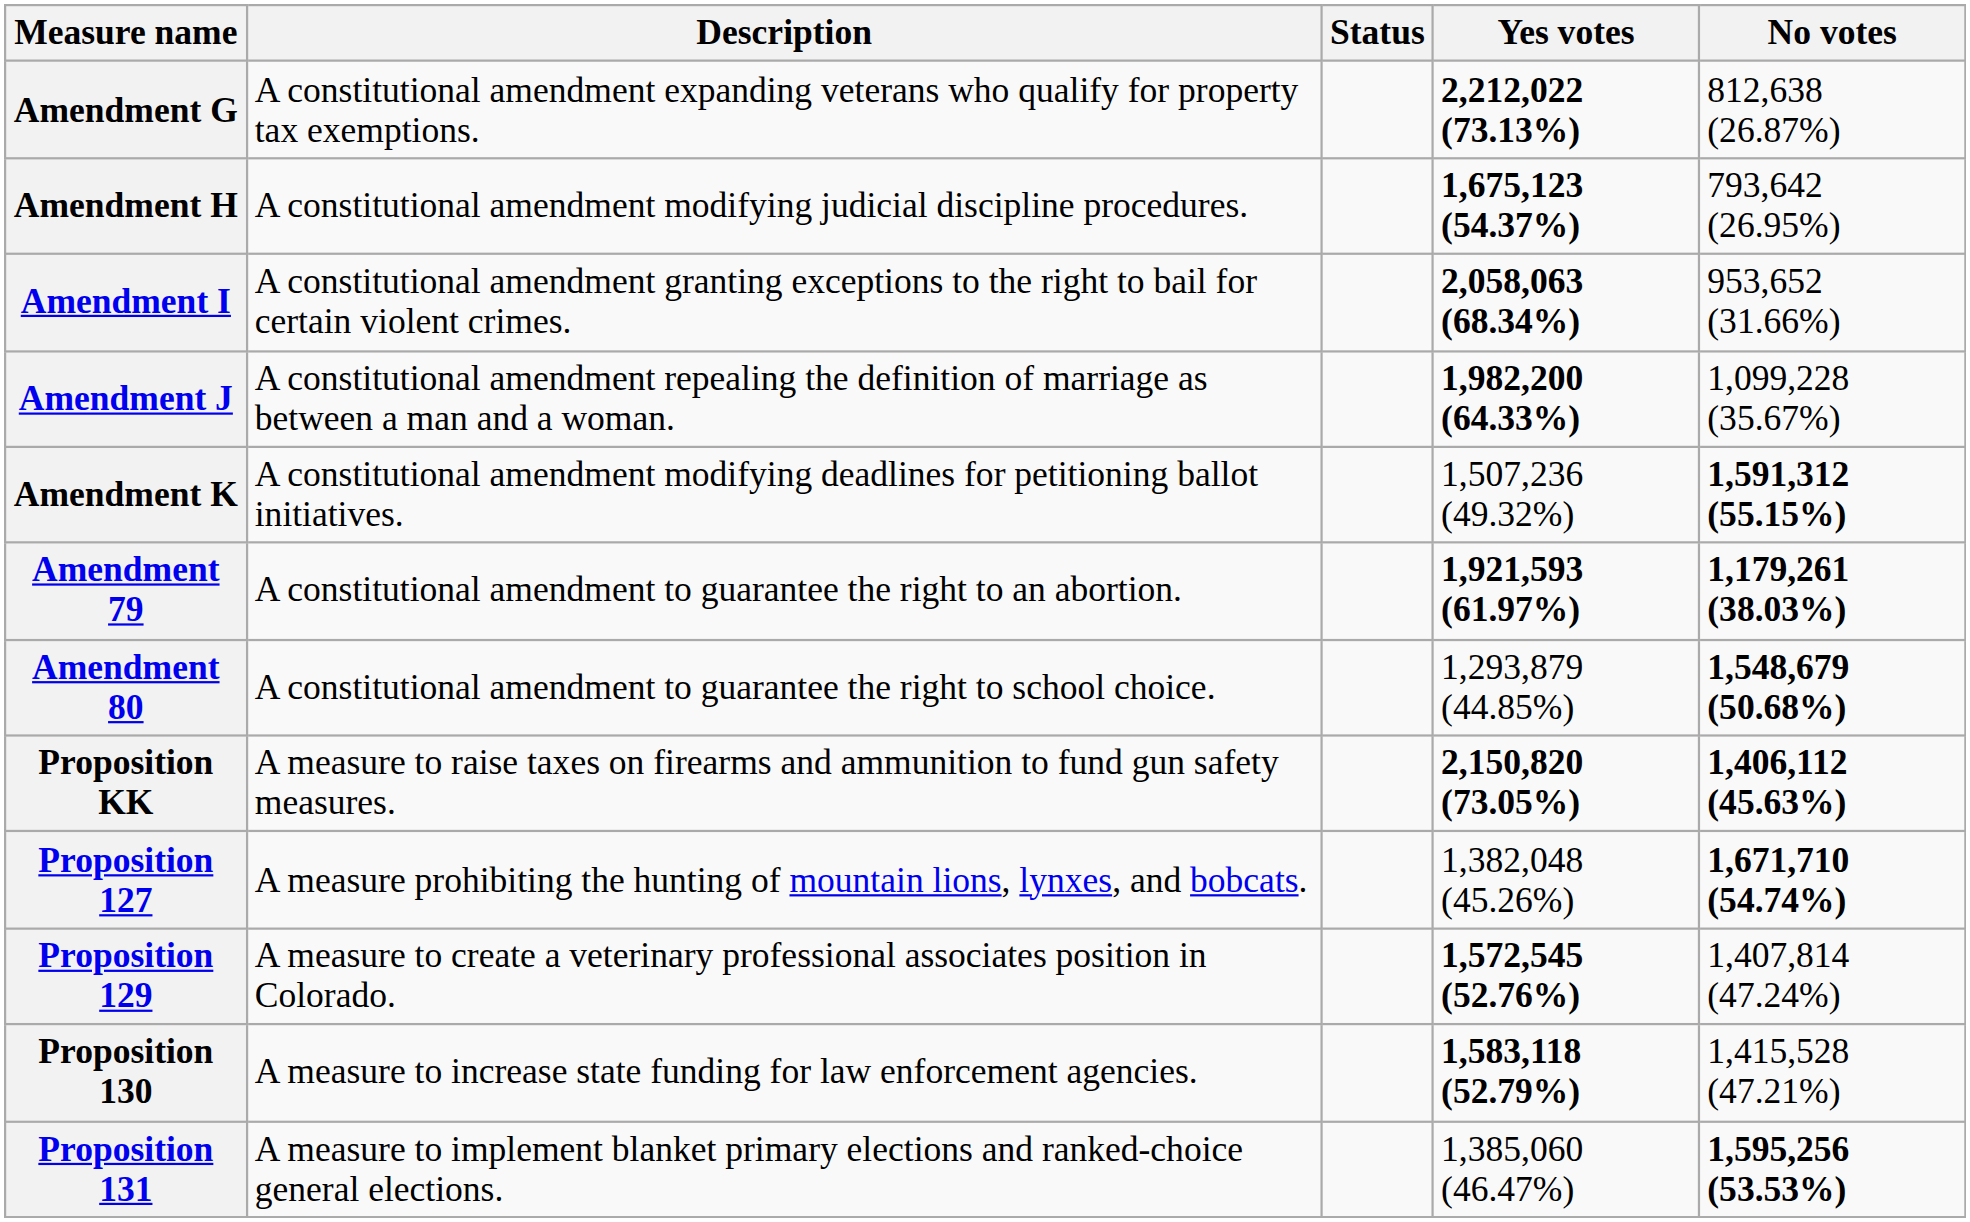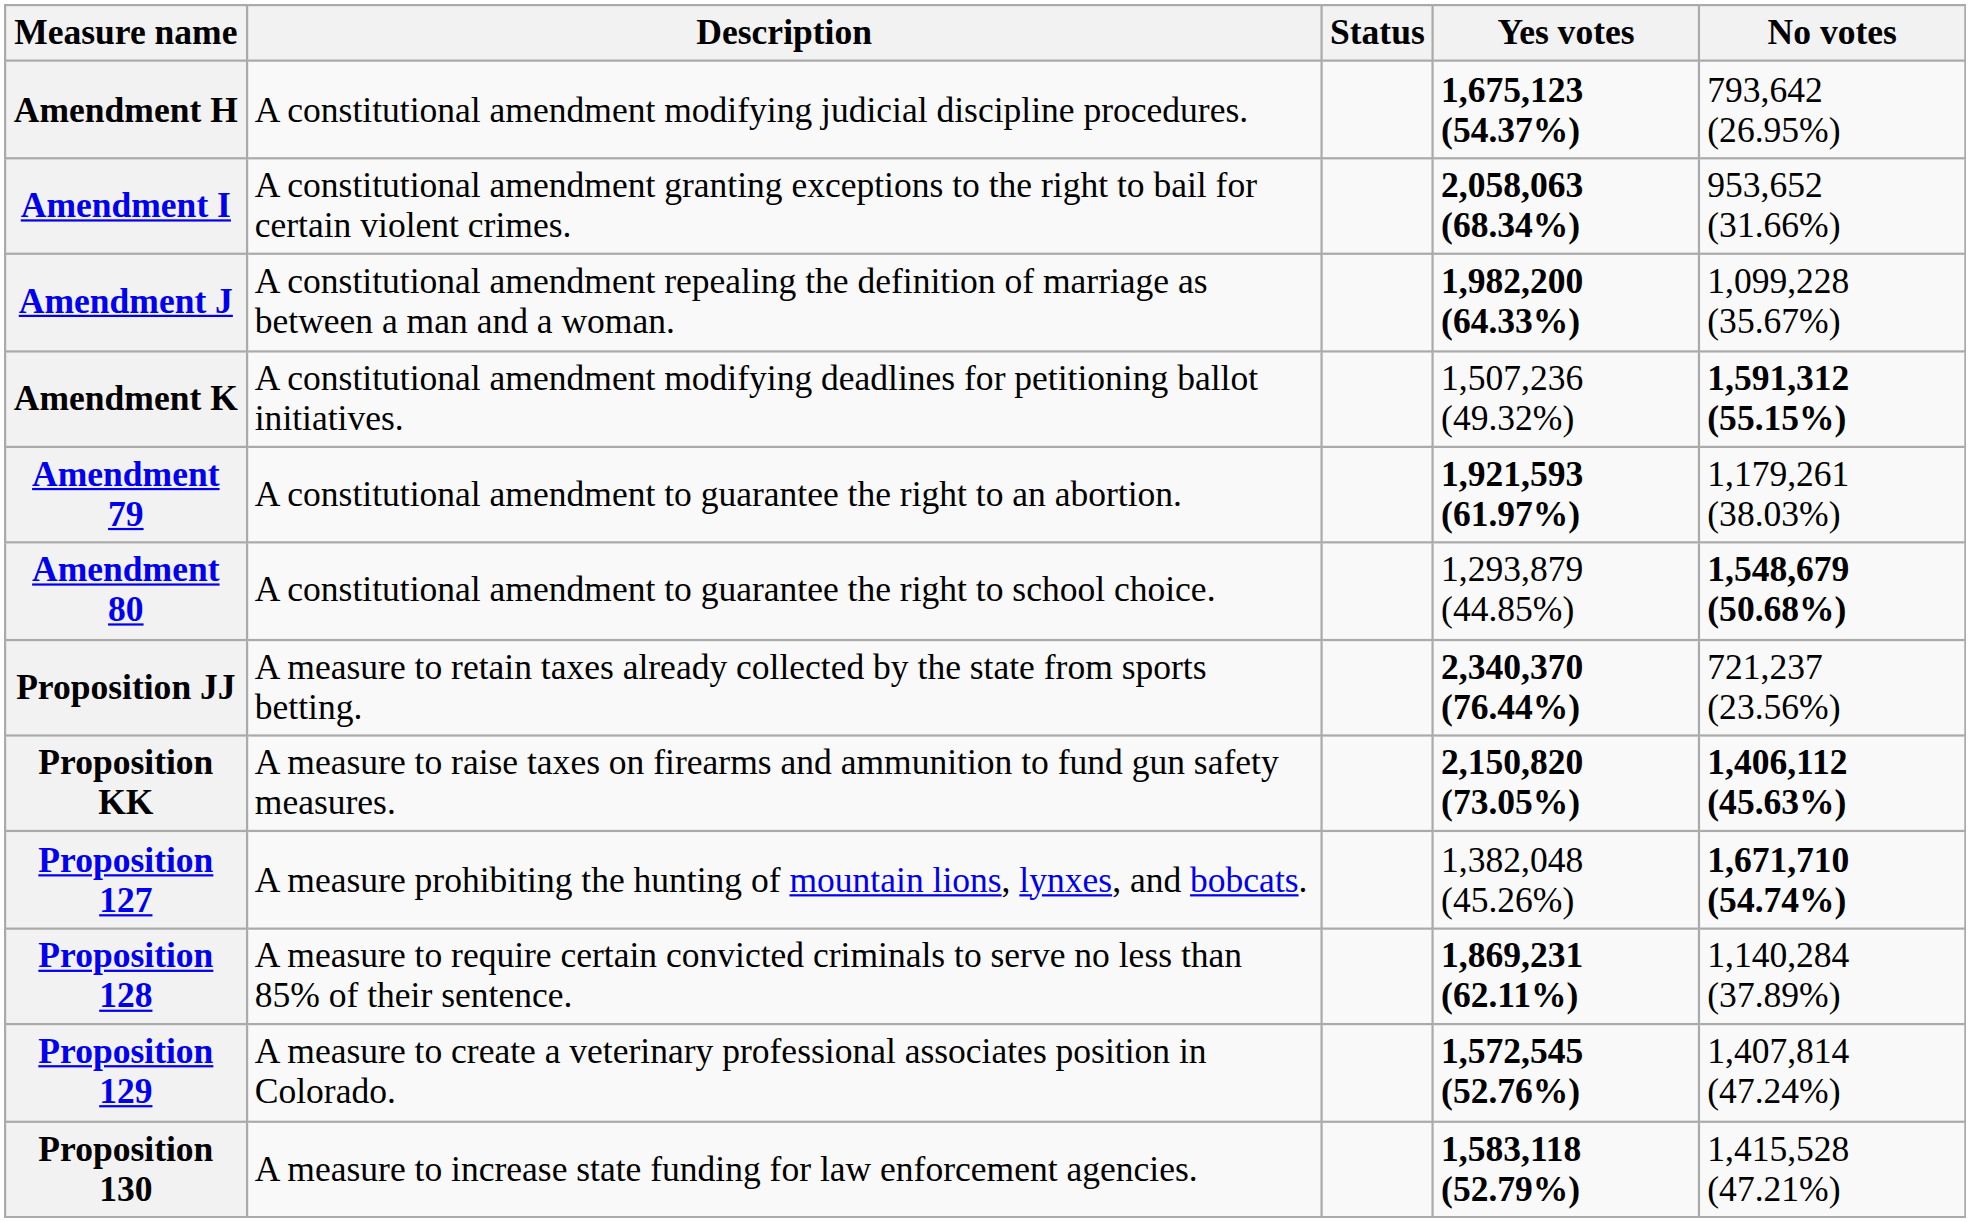- row: (126, 108)
(1778, 590) bold -> (1778, 494) normal
+ row: (126, 686)
+ row: (126, 975)
- row: (126, 1168)
